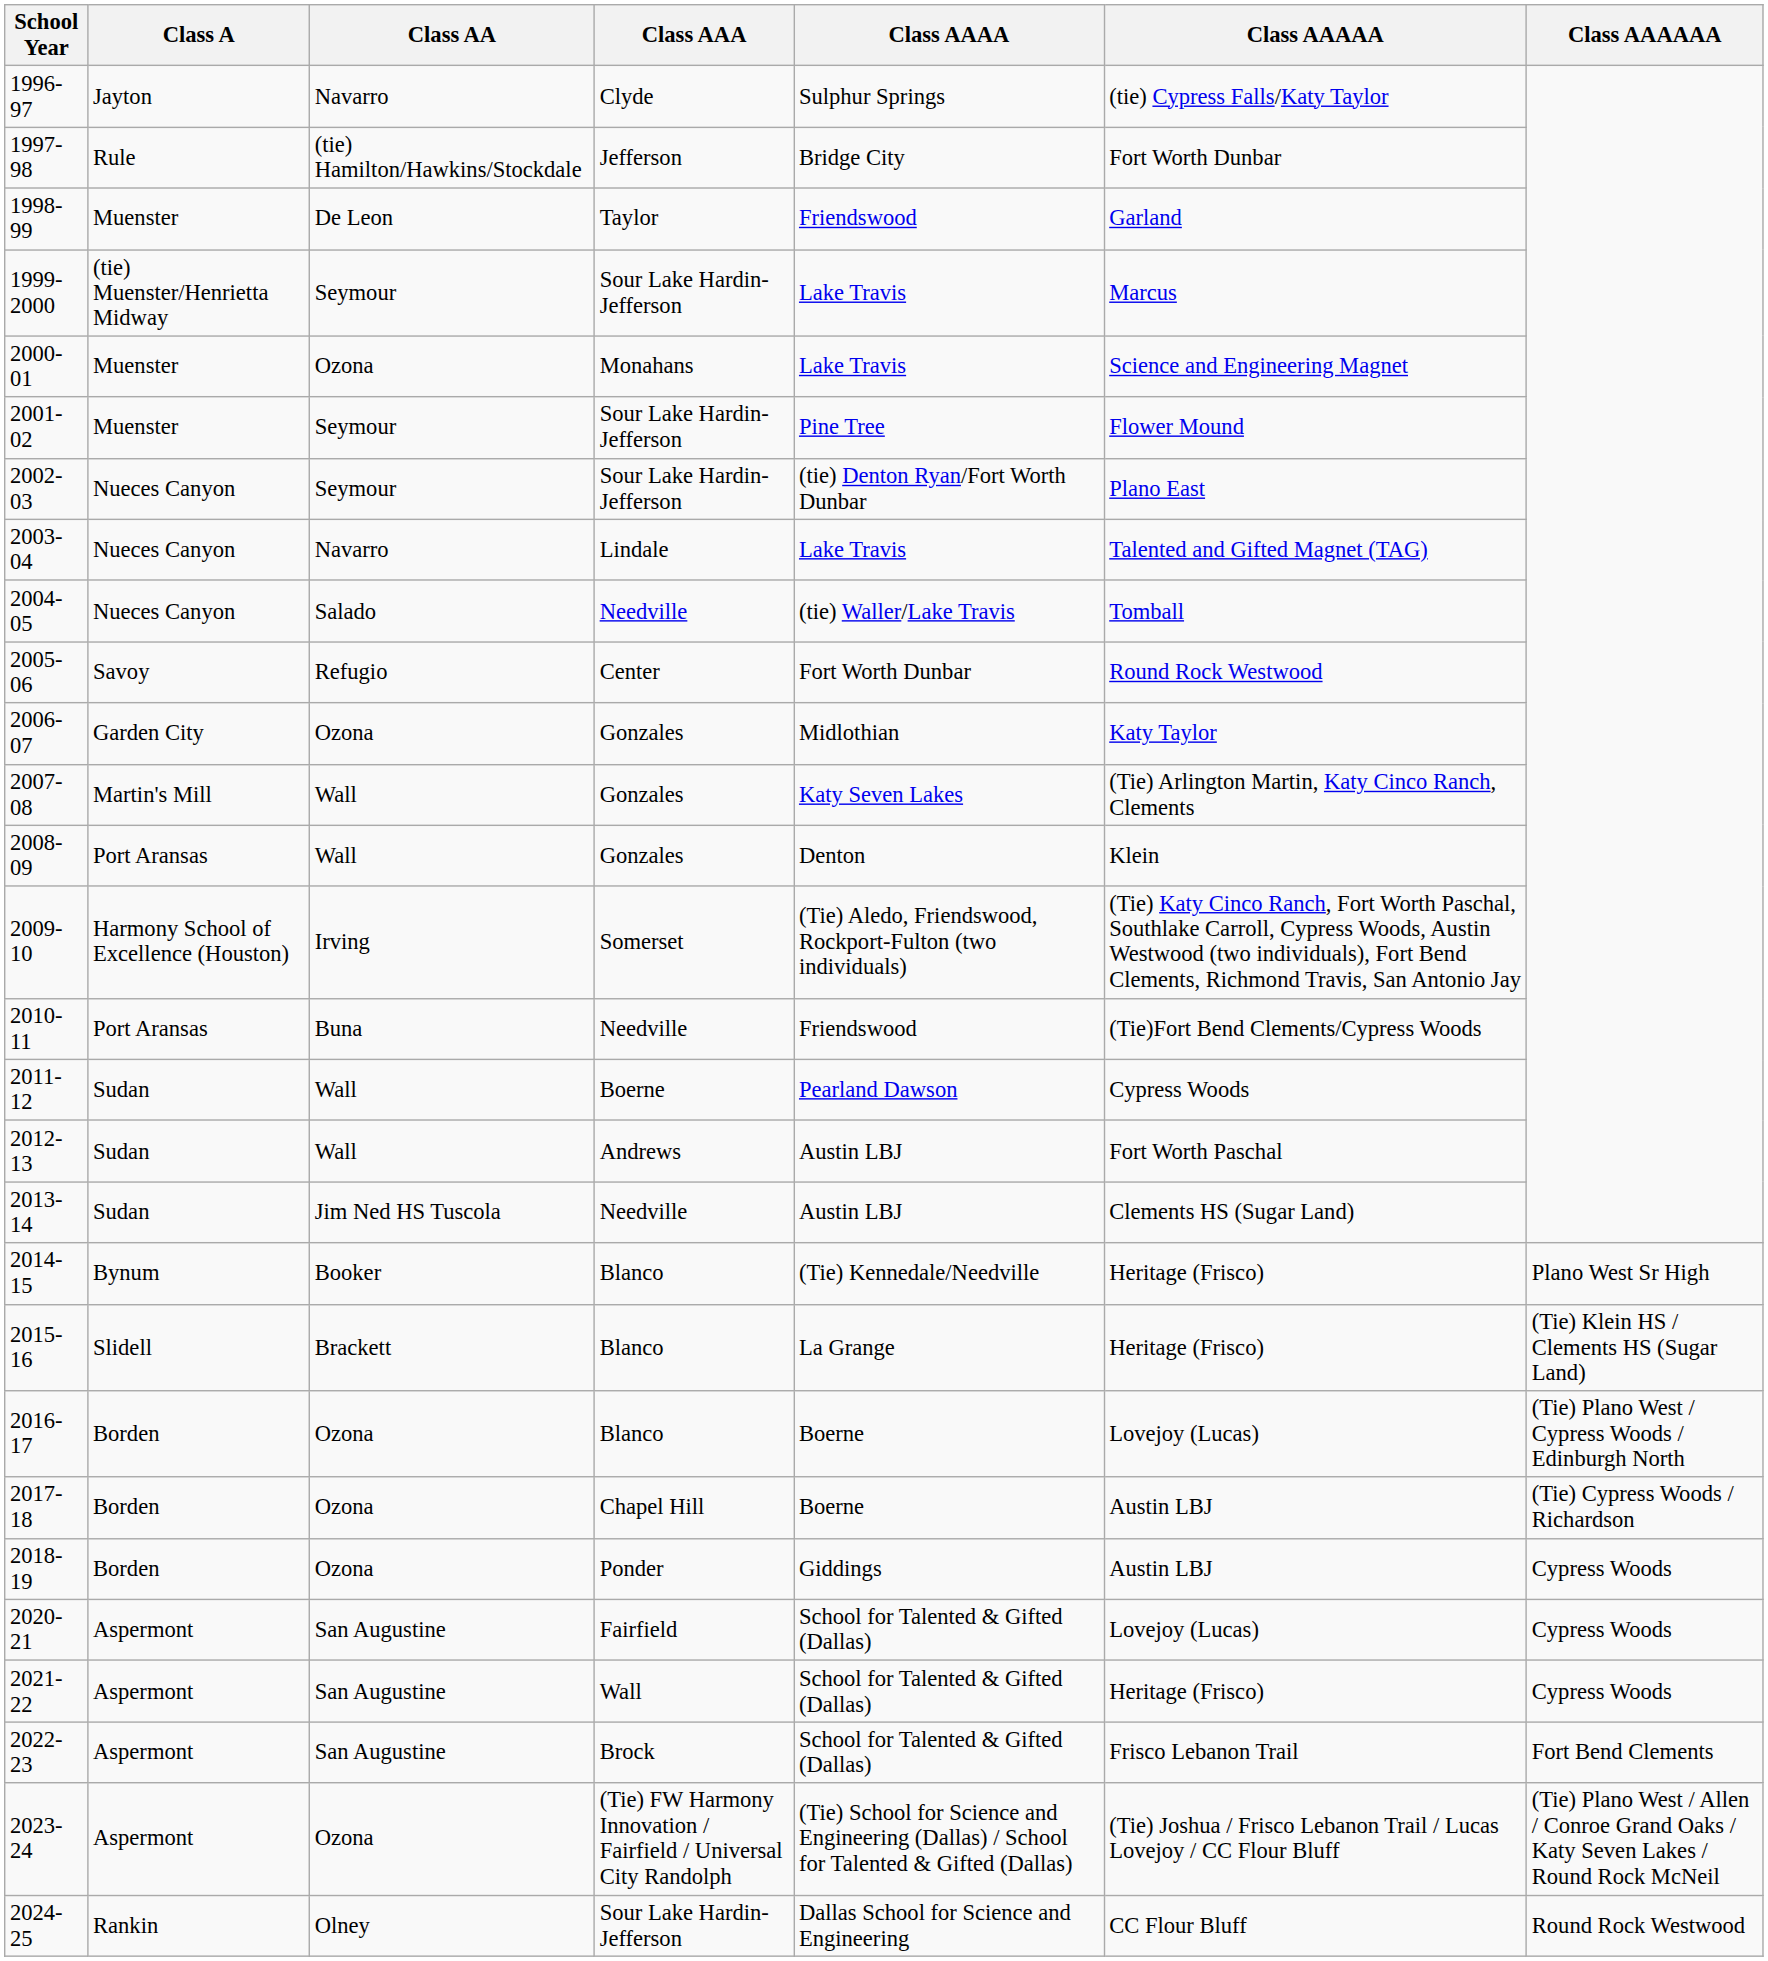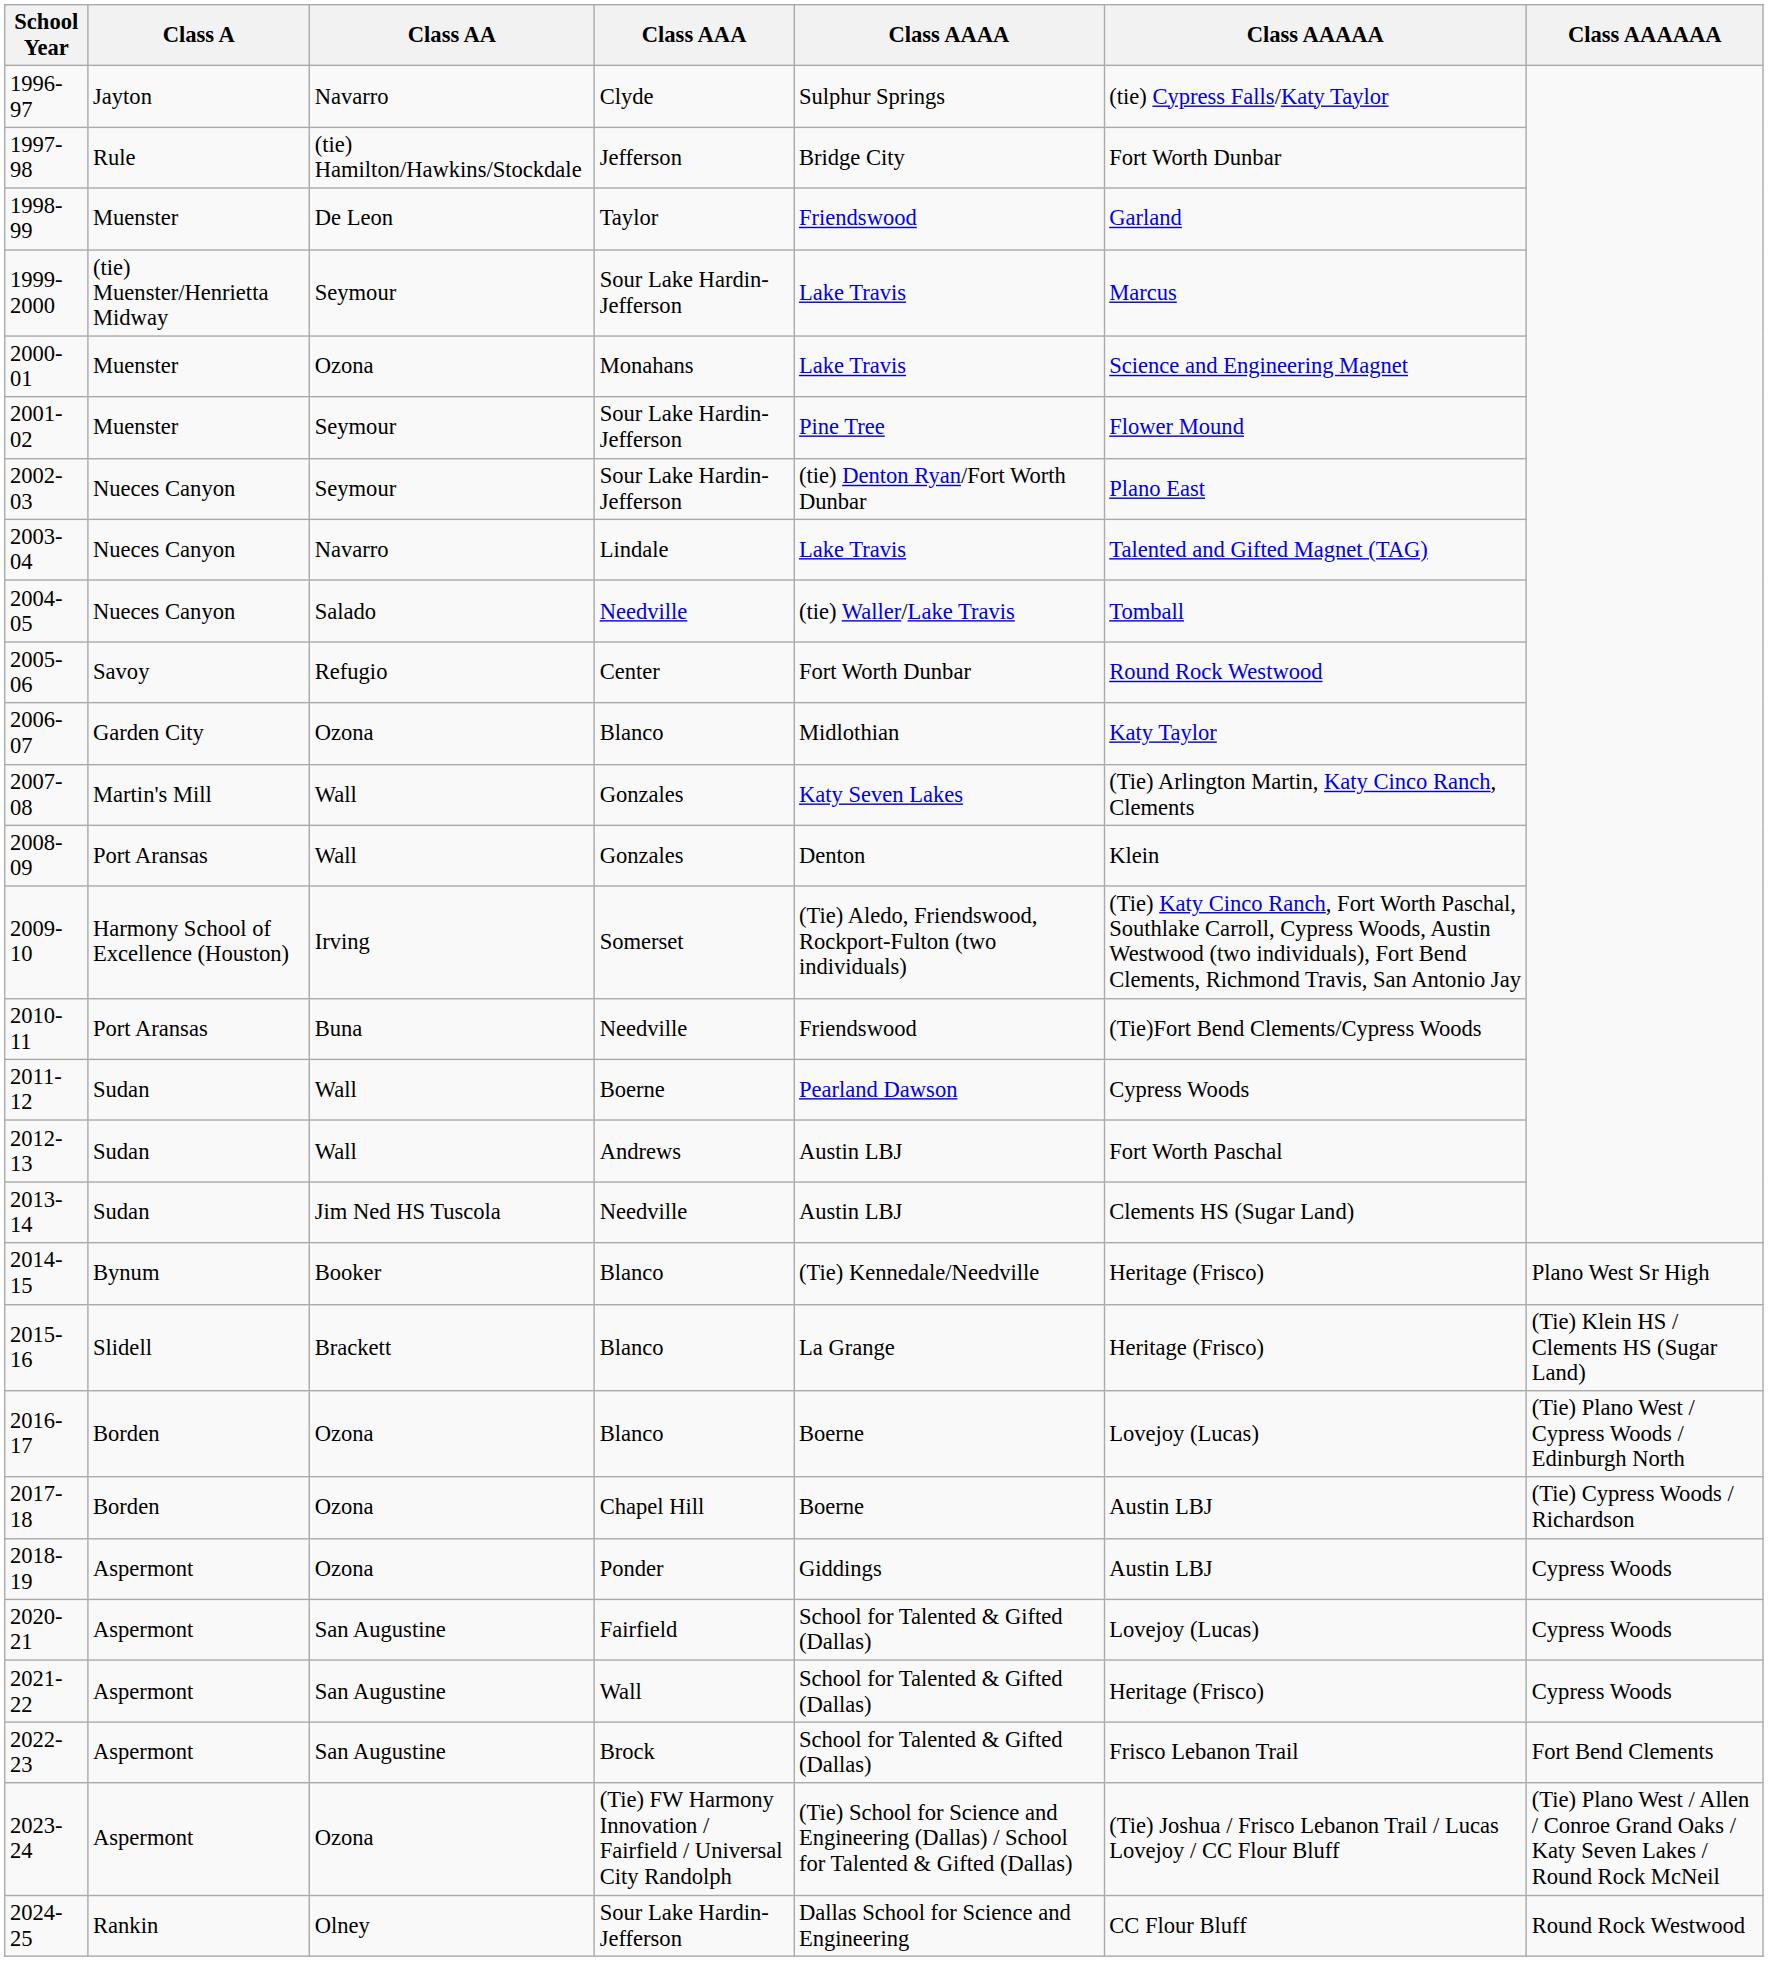(642, 733) Gonzales -> (632, 733) Blanco
(126, 1568) Borden -> (143, 1568) Aspermont
